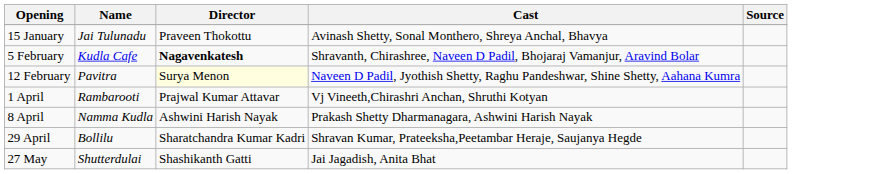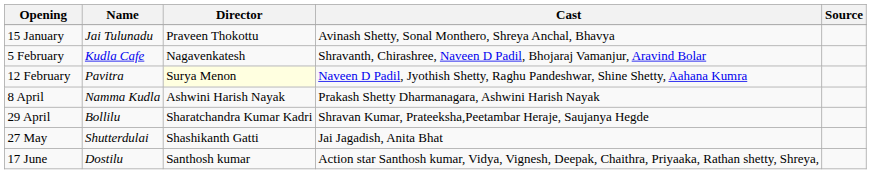(201, 55) bold -> (206, 55) normal
- row: (26, 96)
+ row: (27, 158)
